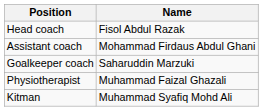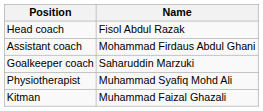(163, 81) Muhammad Faizal Ghazali -> (165, 81) Muhammad Syafiq Mohd Ali
(165, 98) Muhammad Syafiq Mohd Ali -> (163, 98) Muhammad Faizal Ghazali
